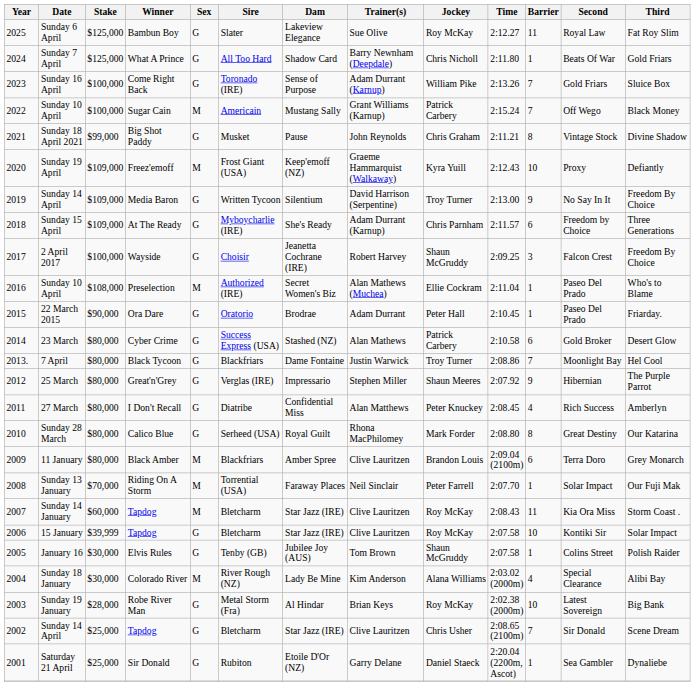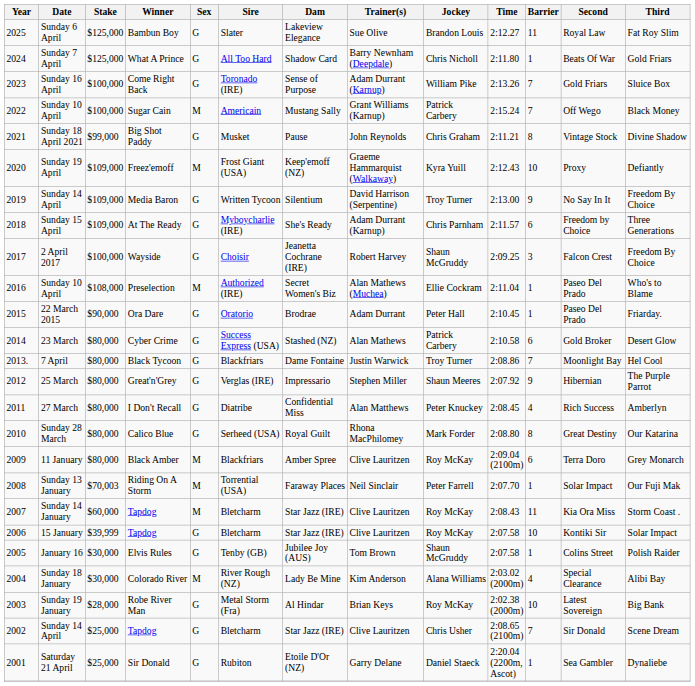(450, 32) Roy McKay -> (455, 32) Brandon Louis
(455, 459) Brandon Louis -> (450, 459) Roy McKay
(103, 485) $70,000 -> (103, 485) $70,003
